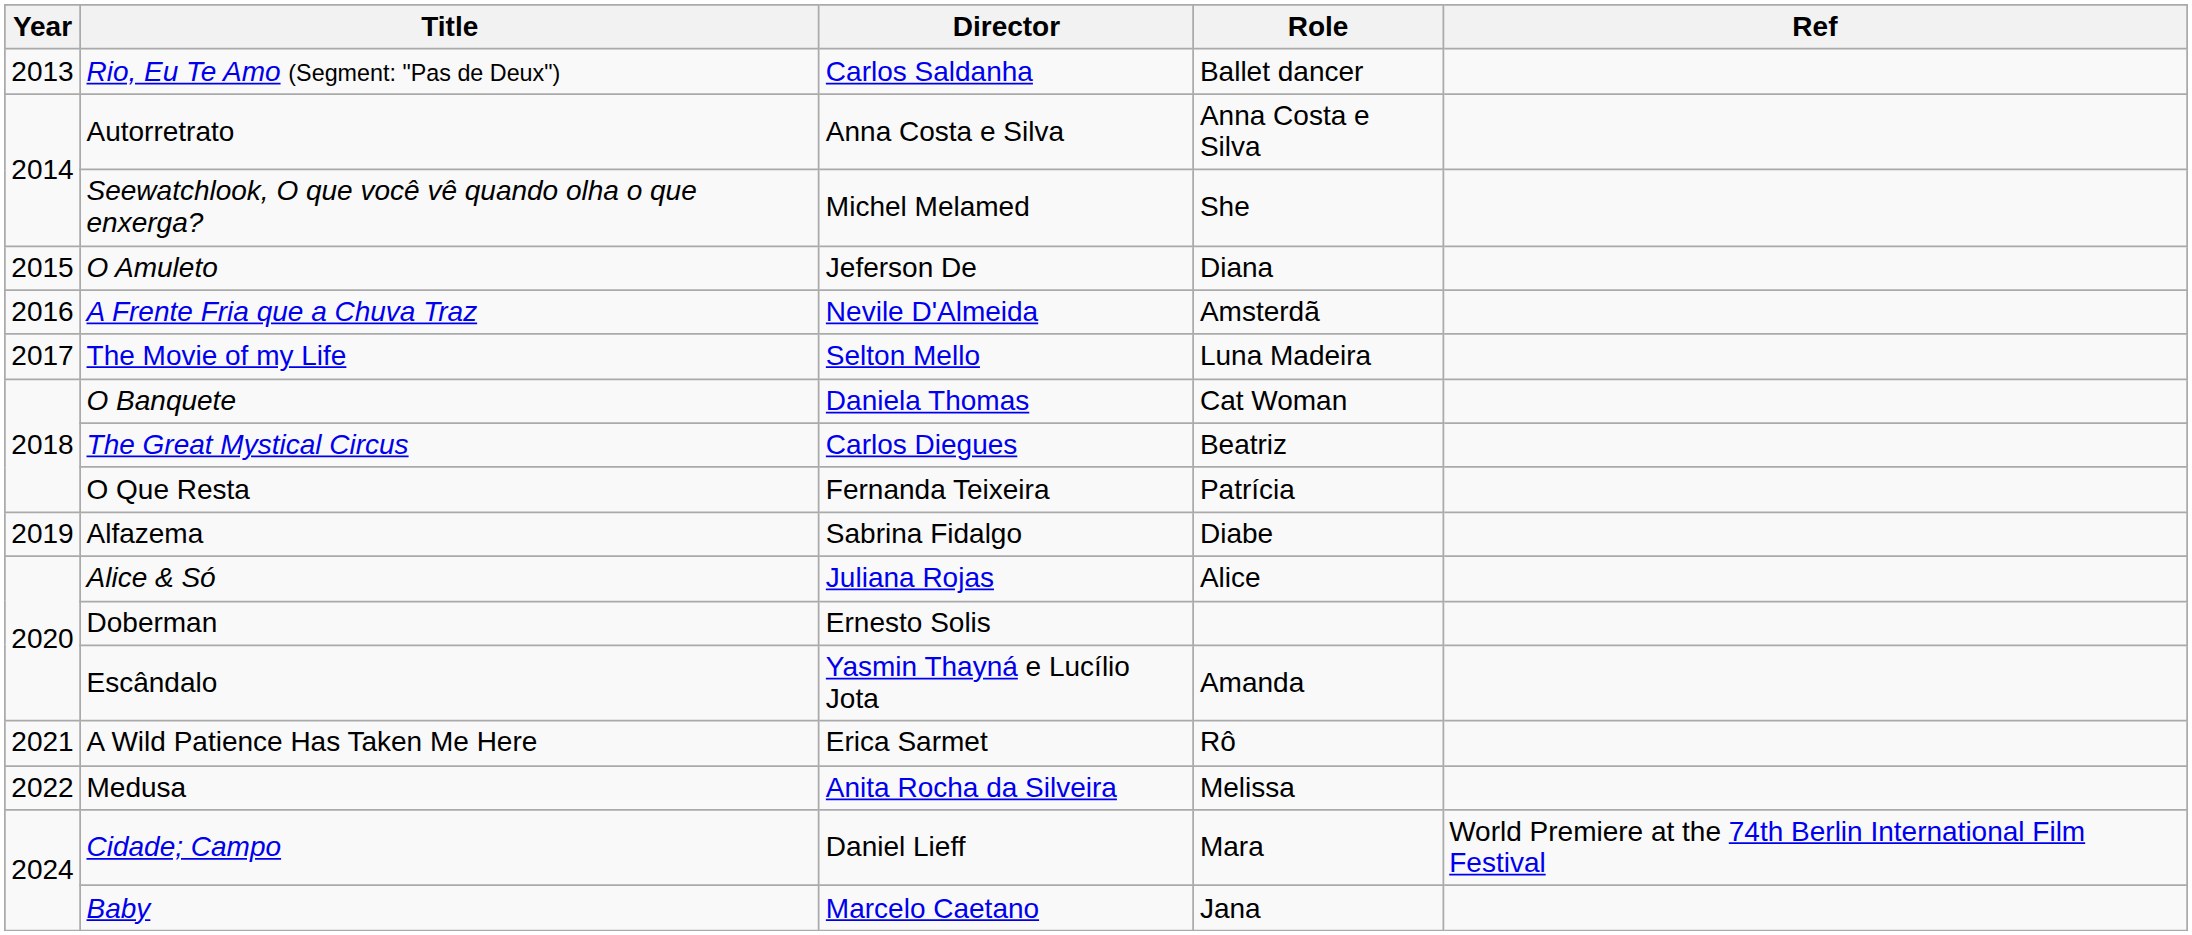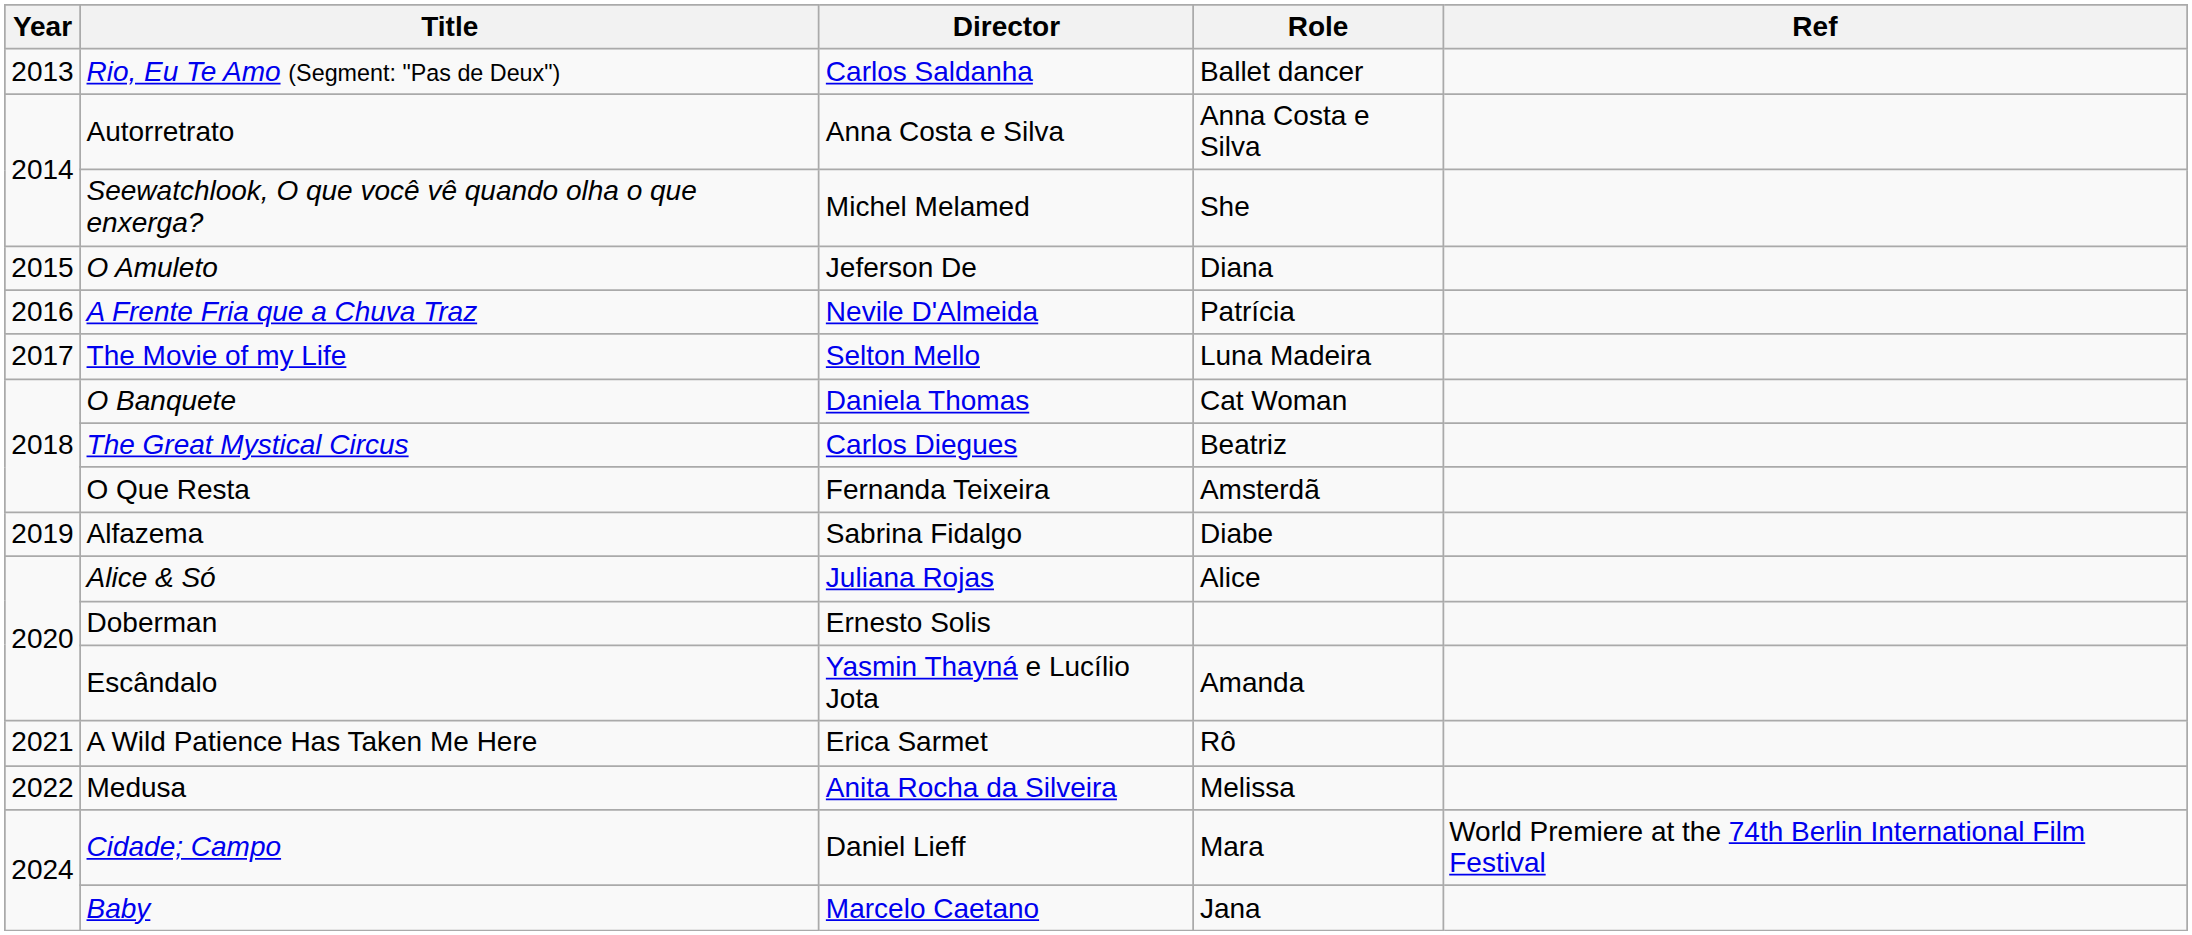(1260, 311) Amsterdã -> (1247, 311) Patrícia
(1247, 489) Patrícia -> (1260, 489) Amsterdã
